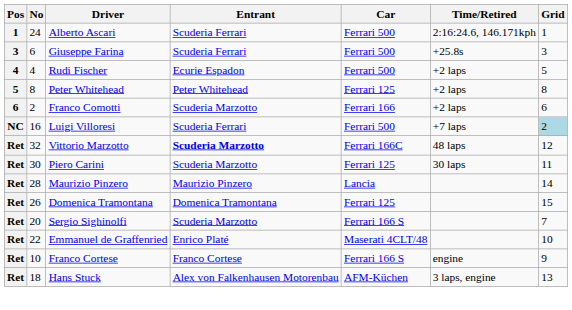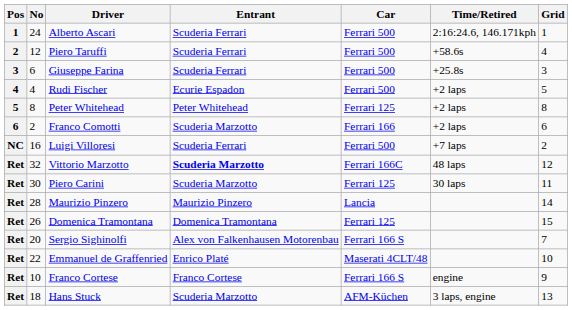+ row: (78, 51)
(544, 126) lightblue background -> (544, 145) no background
(215, 220) Scuderia Marzotto -> (256, 239) Alex von Falkenhausen Motorenbau
(256, 277) Alex von Falkenhausen Motorenbau -> (215, 296) Scuderia Marzotto
